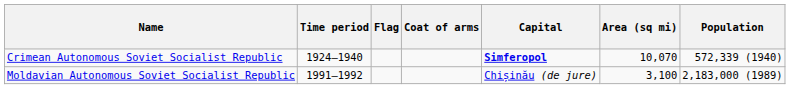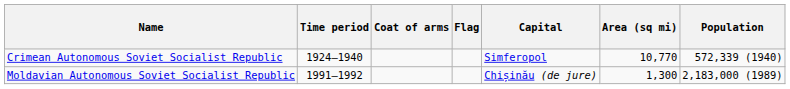columns swapped: (387, 27) <-> (442, 27)
(516, 58) bold -> (516, 58) normal
(658, 58) 10,070 -> (658, 58) 10,770
(662, 75) 3,100 -> (662, 75) 1,300
